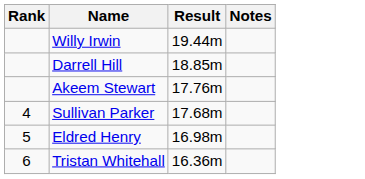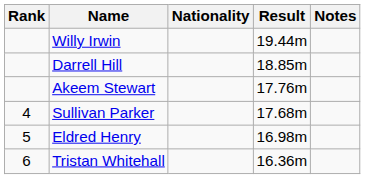+ column: (211, 16)
